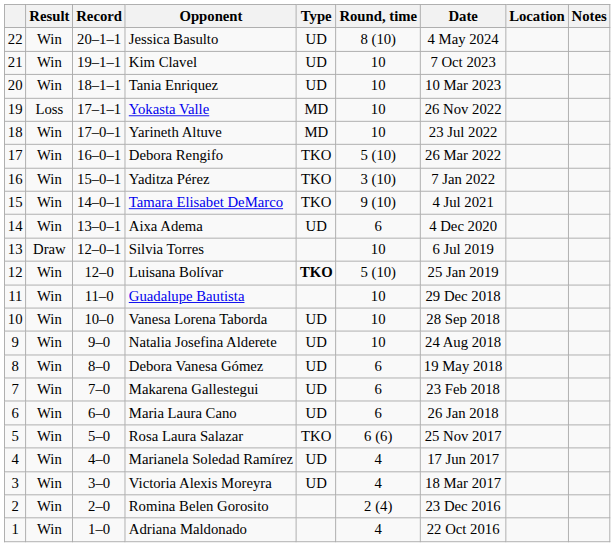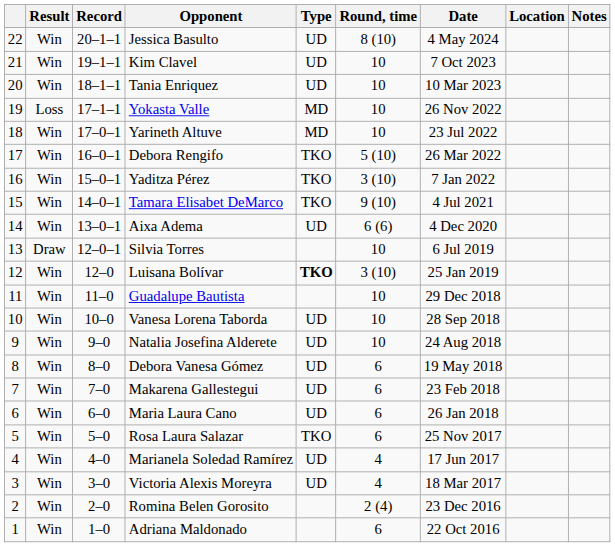(378, 226) 6 -> (378, 226) 6 (6)
(378, 272) 5 (10) -> (378, 272) 3 (10)
(378, 436) 6 (6) -> (378, 436) 6
(378, 529) 4 -> (378, 529) 6
